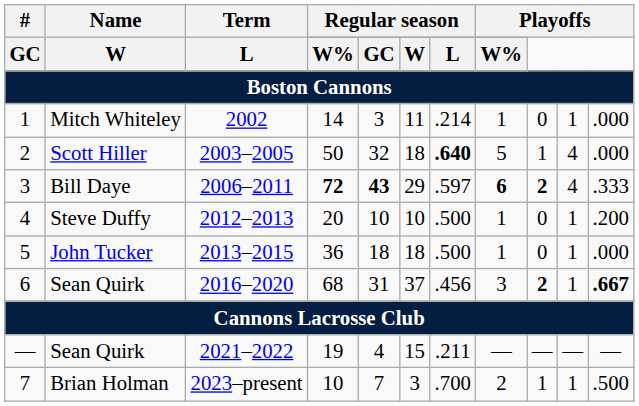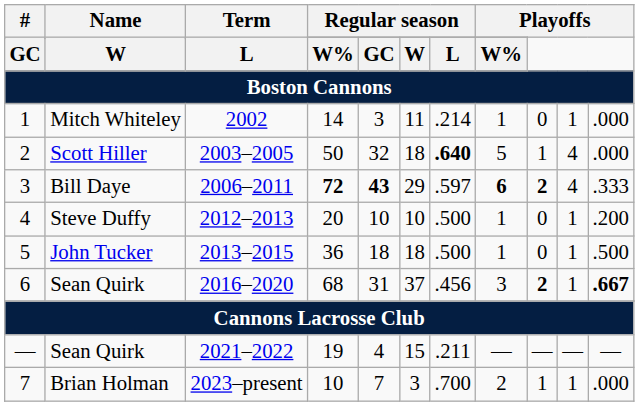(611, 251) .000 -> (611, 251) .500
(611, 383) .500 -> (611, 383) .000
